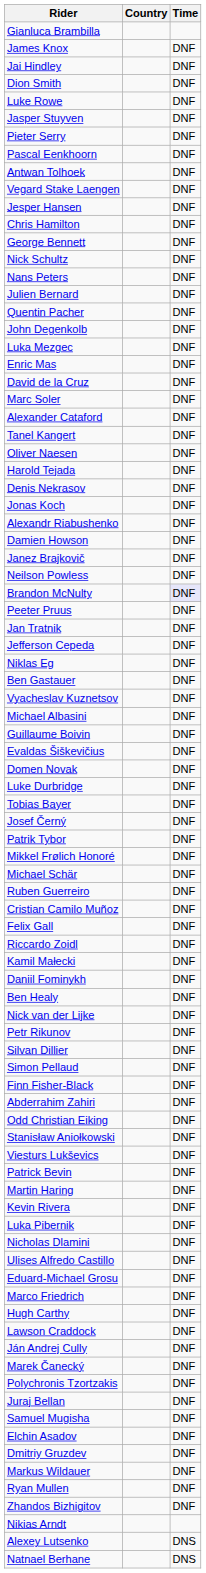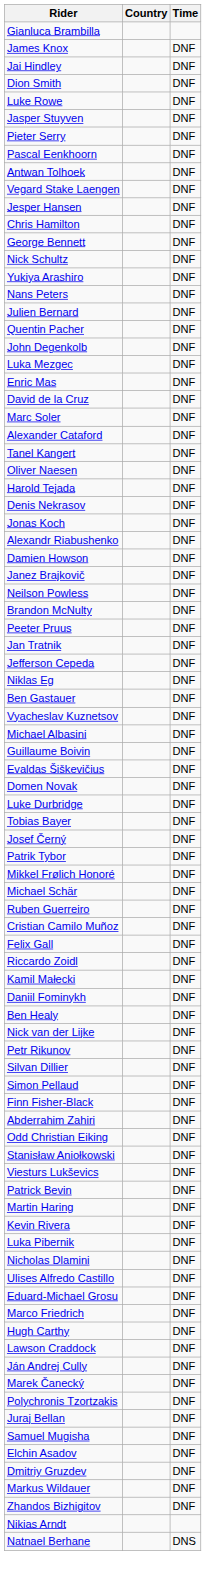+ row: (45, 277)
(184, 593) lavender background -> (184, 611) no background
- row: (38, 1489)
- row: (48, 1542)
